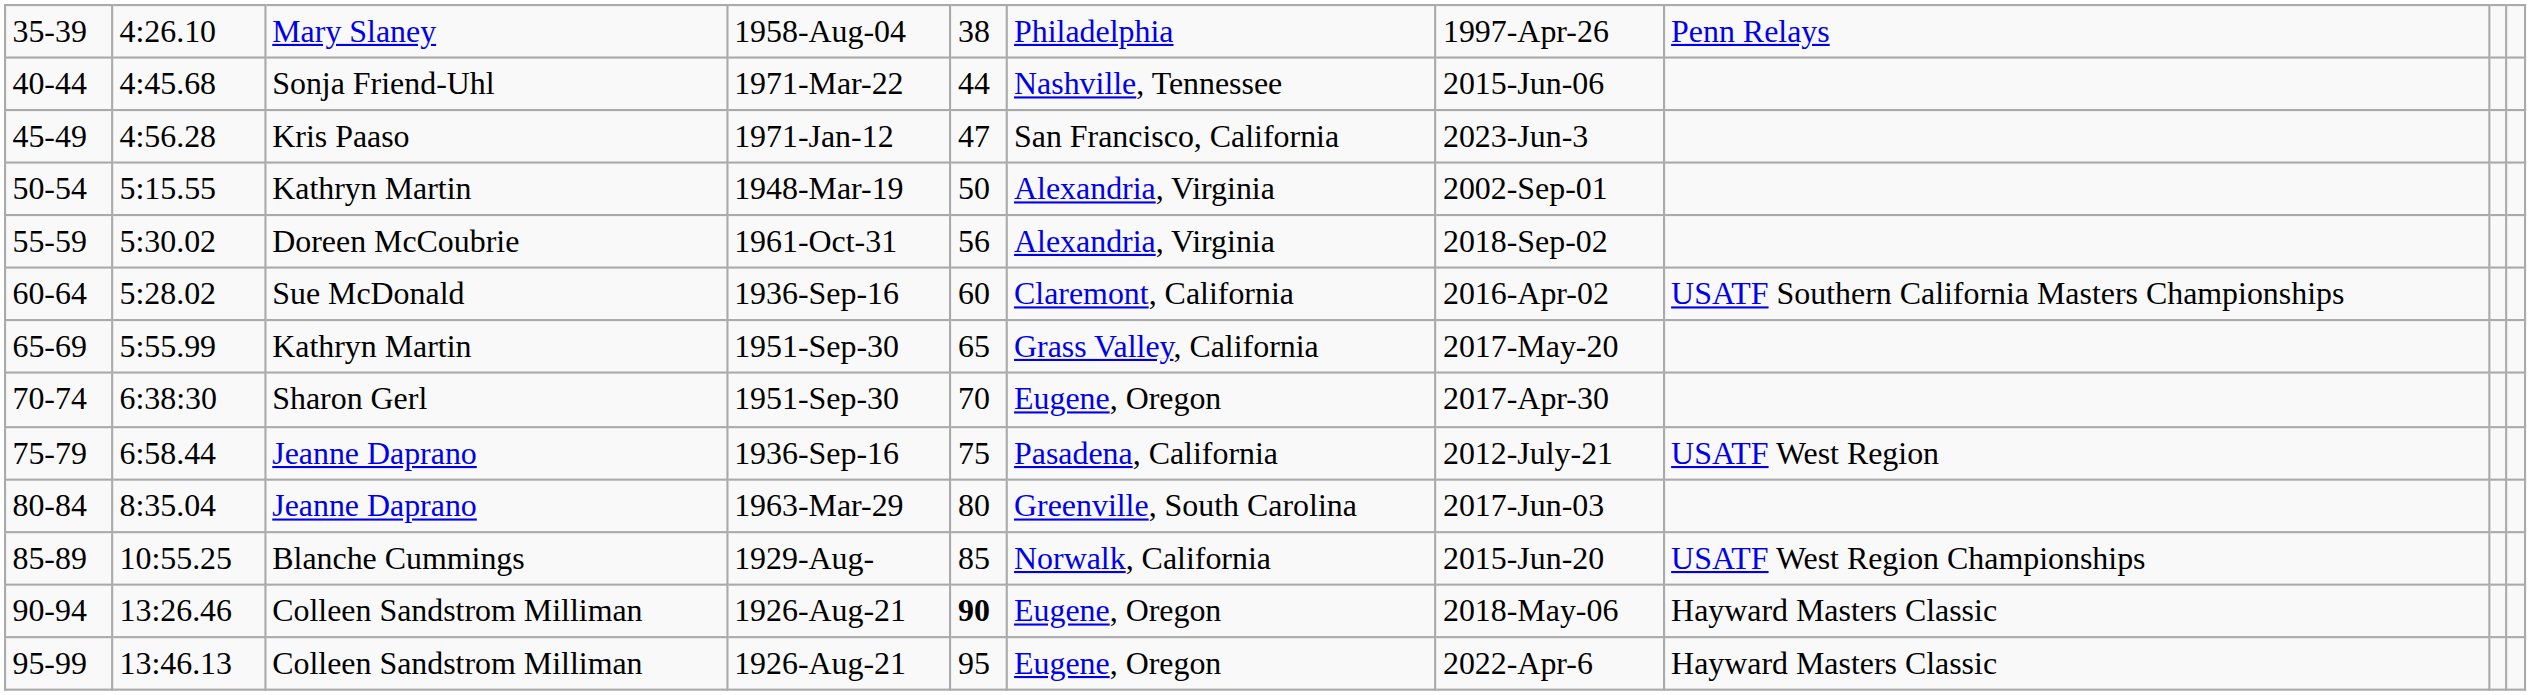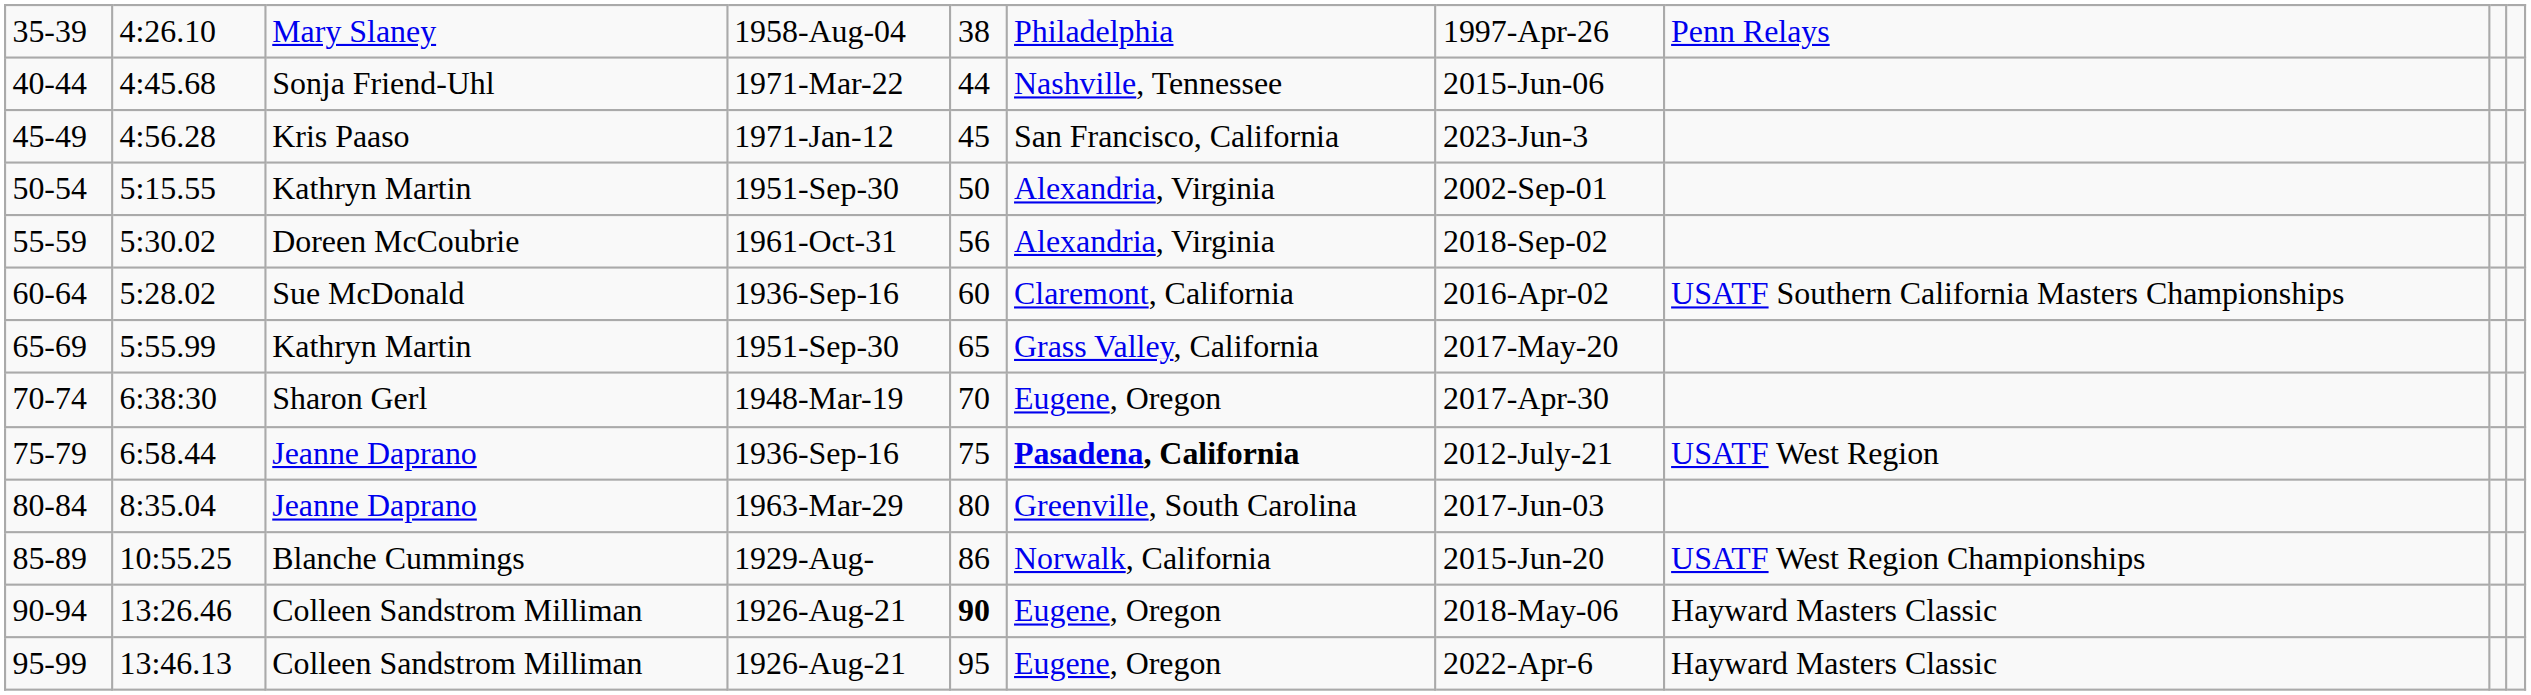(974, 136) 47 -> (974, 136) 45
(819, 188) 1948-Mar-19 -> (817, 188) 1951-Sep-30
(817, 399) 1951-Sep-30 -> (819, 399) 1948-Mar-19
(1146, 452) normal -> (1157, 452) bold
(974, 557) 85 -> (974, 557) 86
